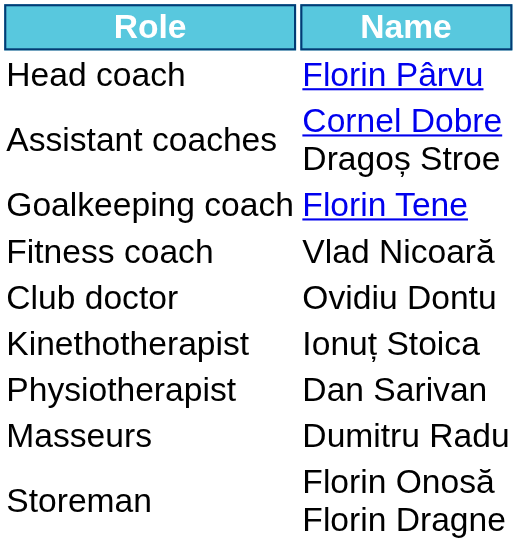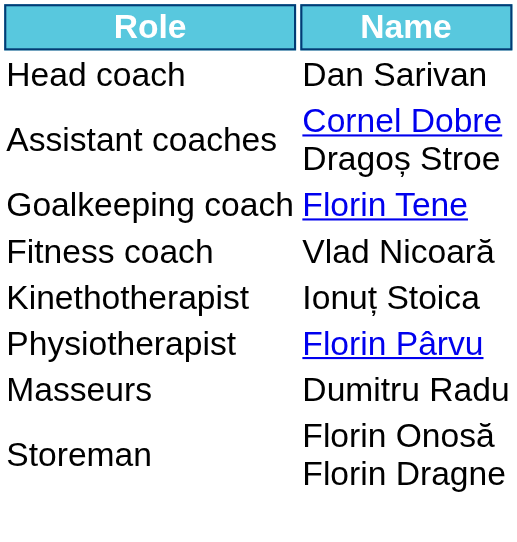(393, 75) Florin Pârvu -> (395, 75) Dan Sarivan
- row: (92, 297)
(395, 390) Dan Sarivan -> (393, 343) Florin Pârvu
